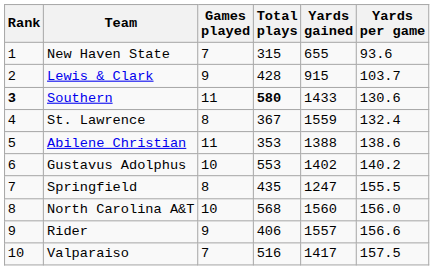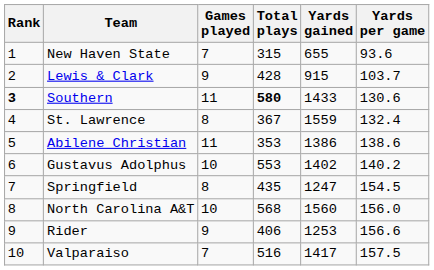(321, 143) 1388 -> (321, 143) 1386
(380, 187) 155.5 -> (380, 187) 154.5
(321, 232) 1557 -> (321, 232) 1253
